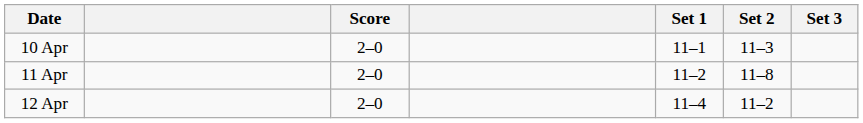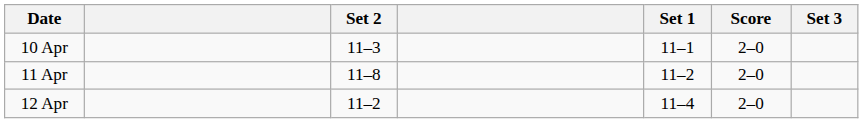columns swapped: (370, 19) <-> (757, 19)
